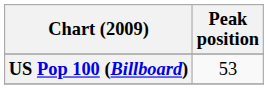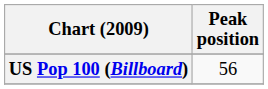(228, 68) 53 -> (228, 68) 56
